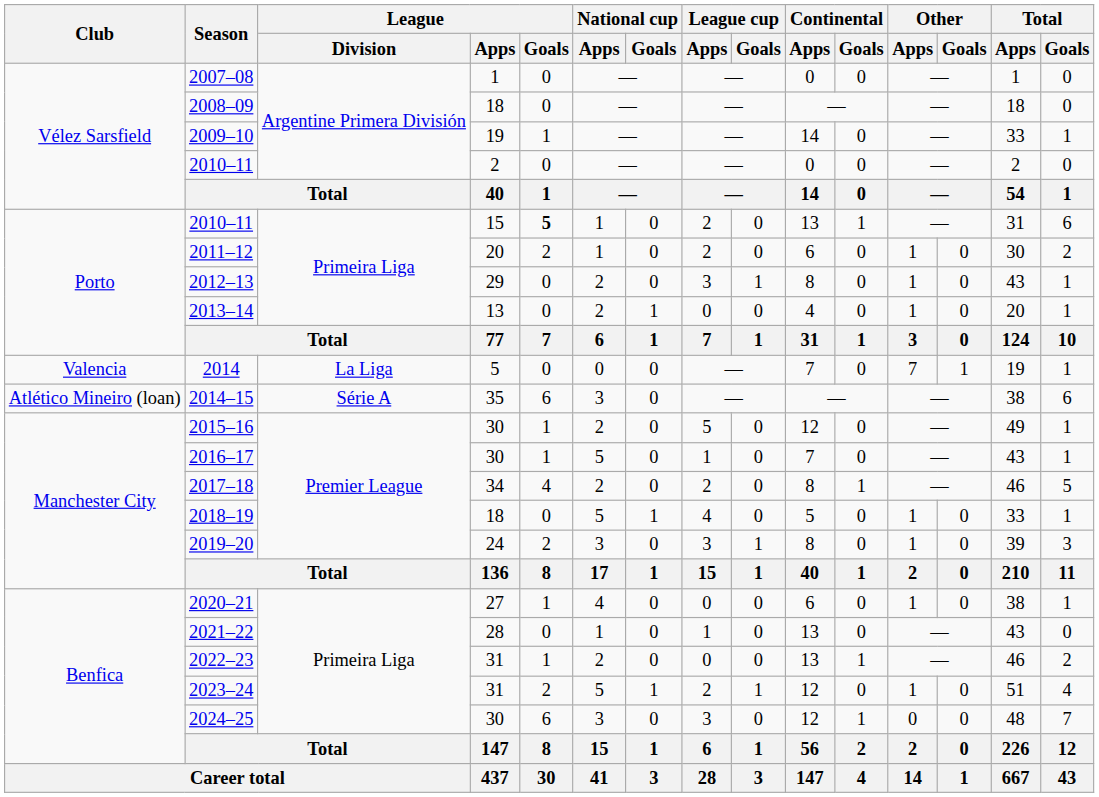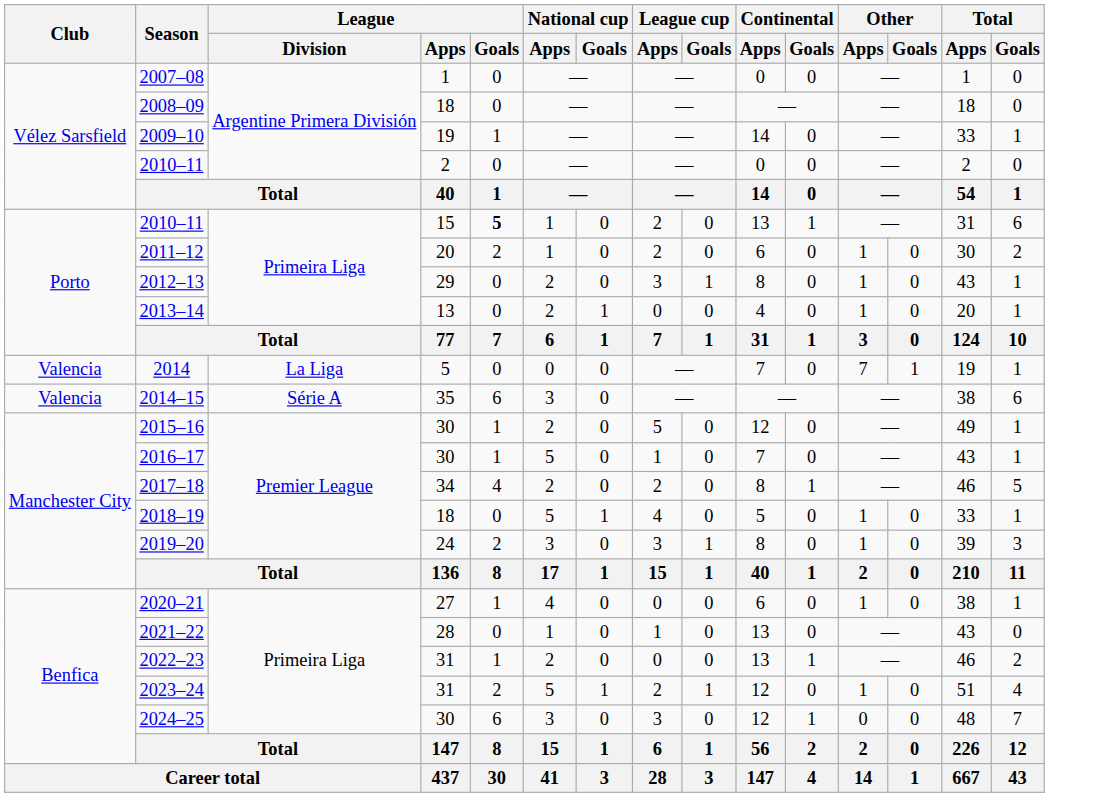(95, 398) Atlético Mineiro (loan) -> (70, 398) Valencia
